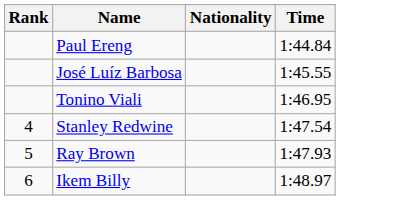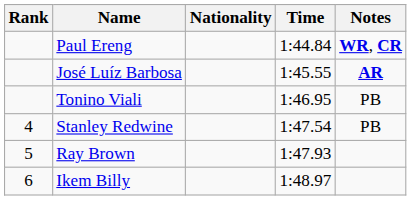+ column: (371, 18)
